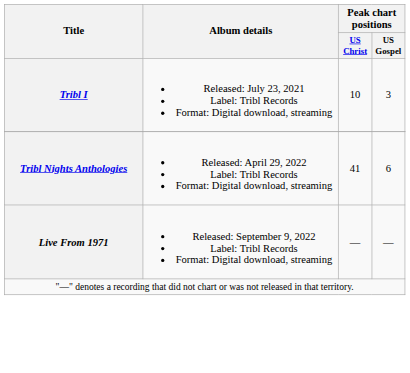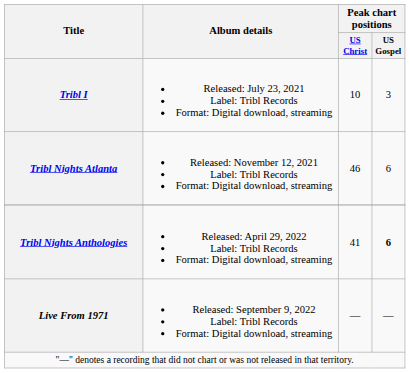+ row: (74, 168)
(388, 168) normal -> (388, 242) bold
